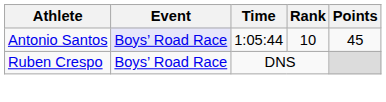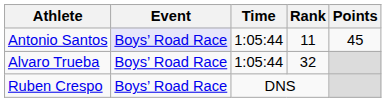(308, 40) 10 -> (308, 40) 11
+ row: (54, 63)
